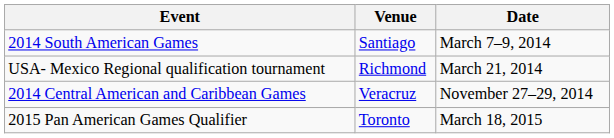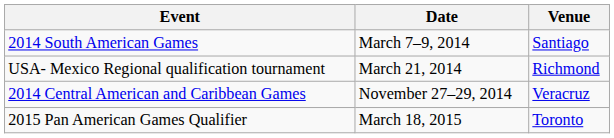columns swapped: (523, 17) <-> (396, 17)
